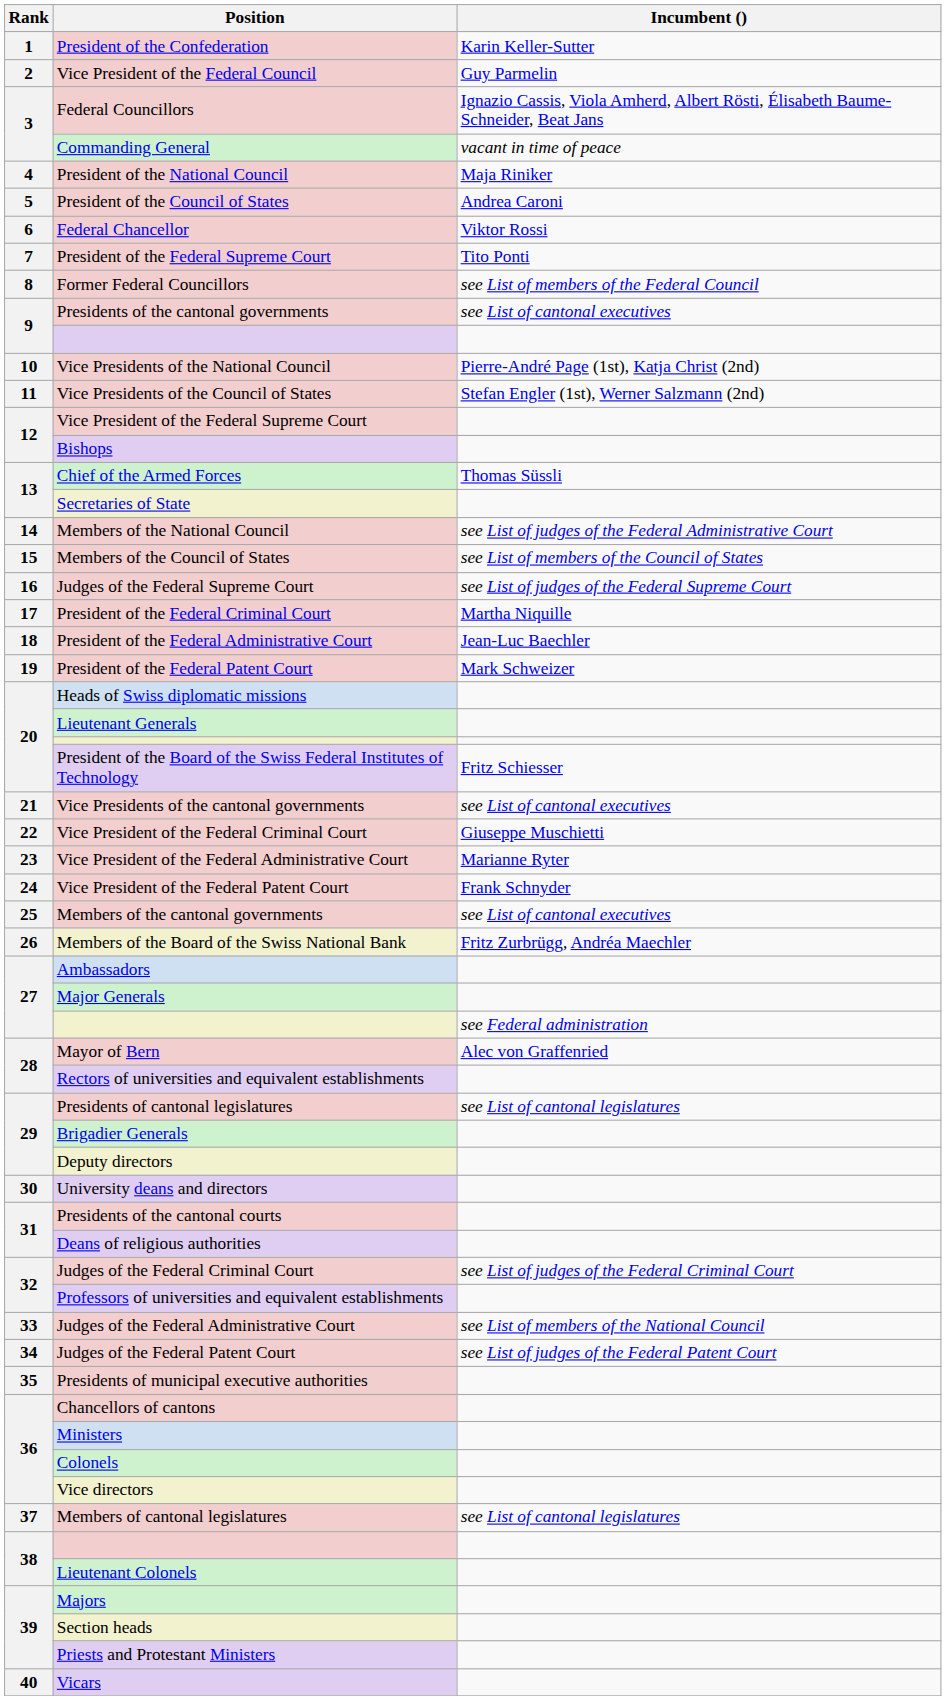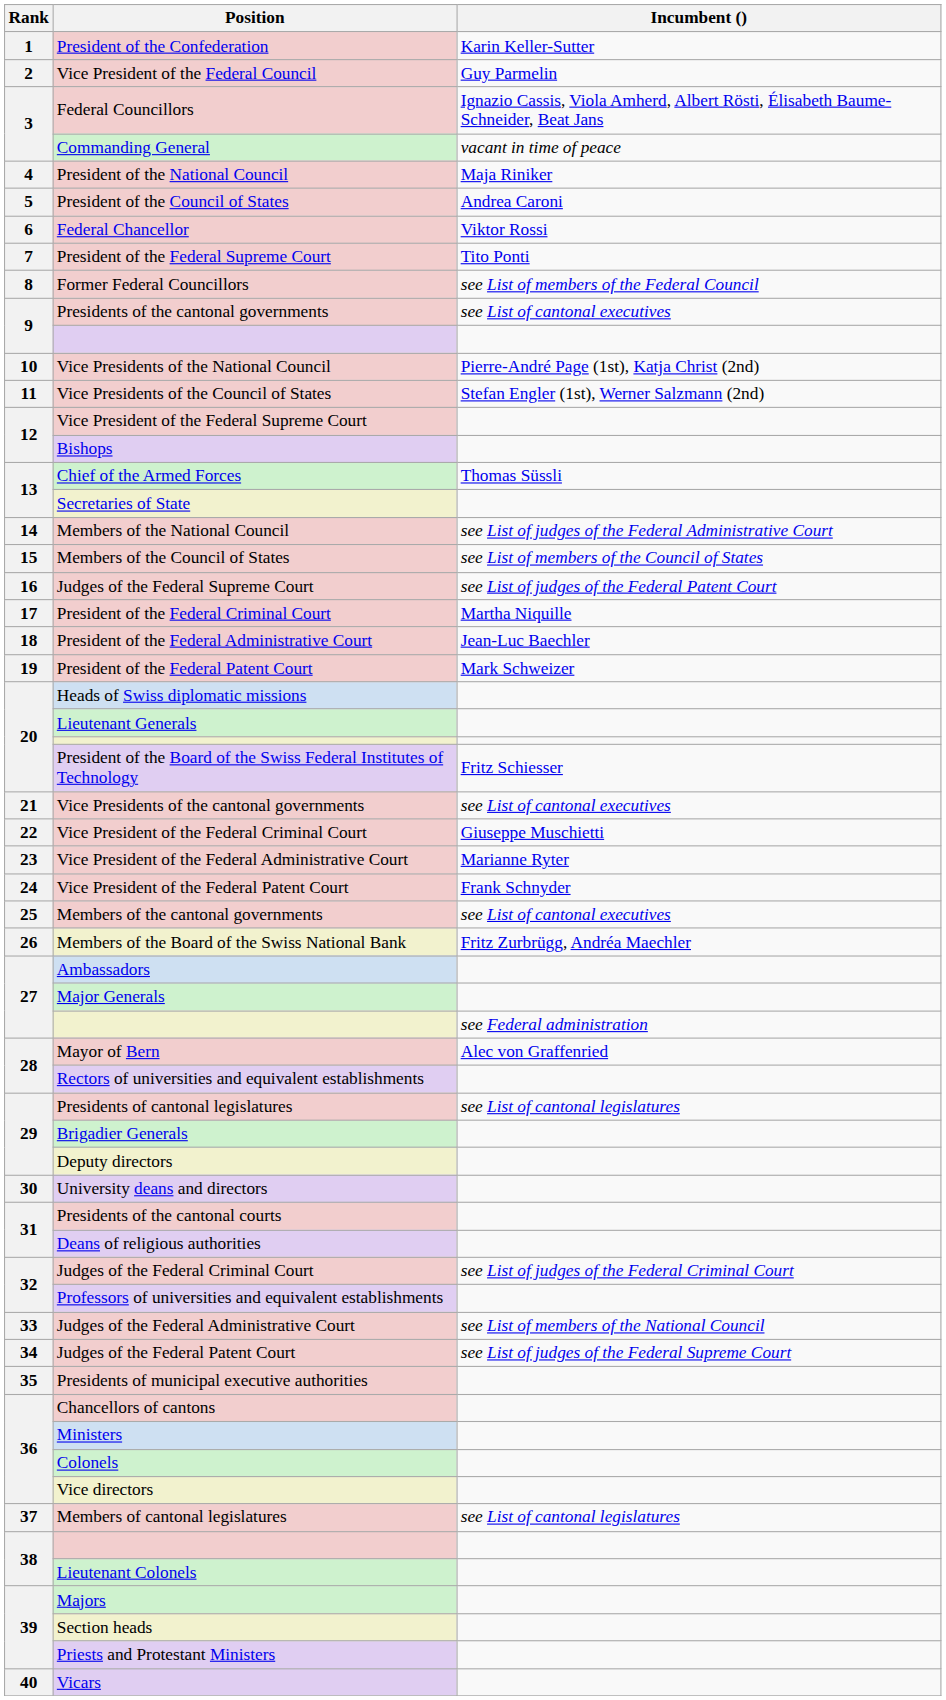(626, 585) see List of judges of the Federal Supreme Court -> (619, 585) see List of judges of the Federal Patent Court
(619, 1353) see List of judges of the Federal Patent Court -> (626, 1353) see List of judges of the Federal Supreme Court
